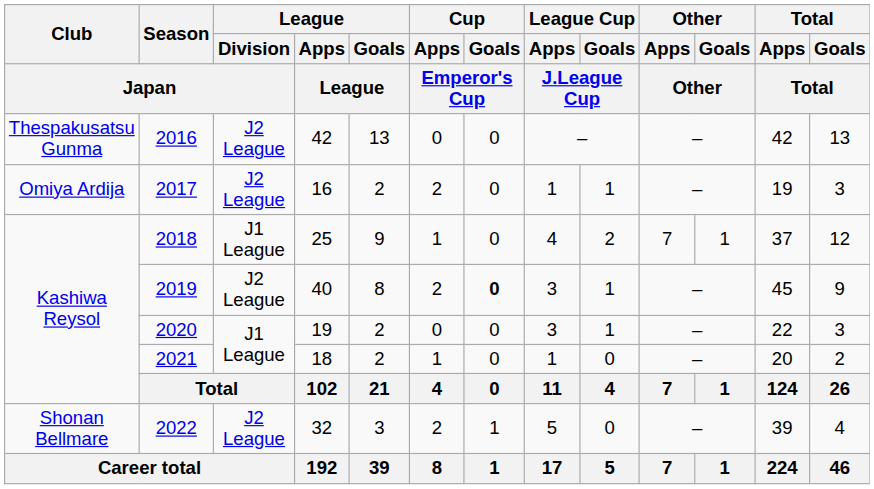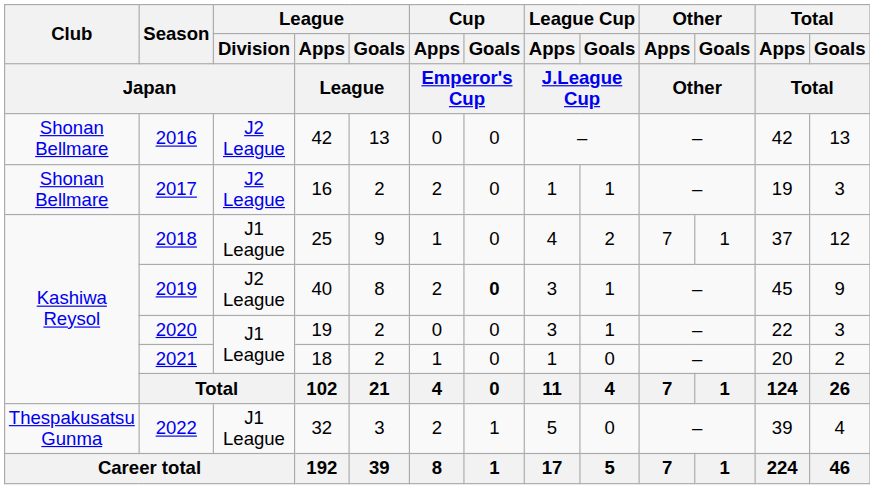(72, 138) Thespakusatsu Gunma -> (72, 138) Shonan Bellmare
(72, 189) Omiya Ardija -> (72, 189) Shonan Bellmare
(72, 428) Shonan Bellmare -> (72, 428) Thespakusatsu Gunma
(254, 428) J2 League -> (254, 428) J1 League
